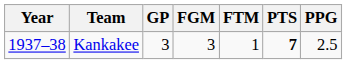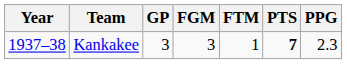(327, 45) 2.5 -> (327, 45) 2.3
